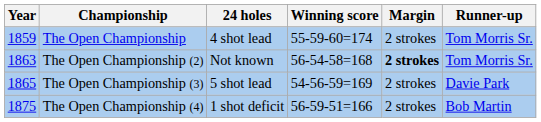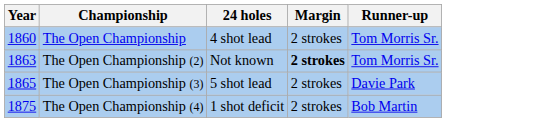- column: (335, 15)
(22, 38) 1859 -> (22, 38) 1860
